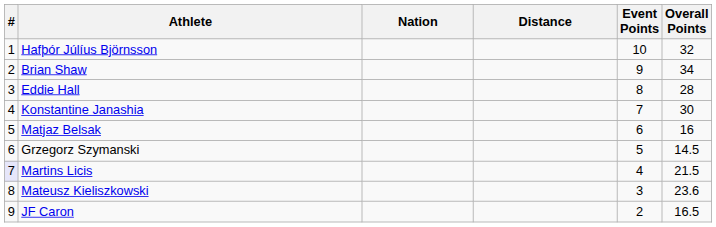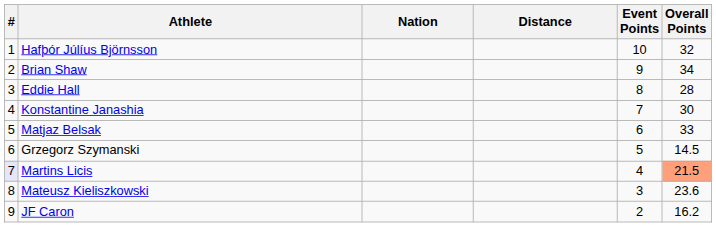(687, 130) 16 -> (687, 130) 33
(687, 171) no background -> (687, 171) lightsalmon background
(687, 211) 16.5 -> (687, 211) 16.2
